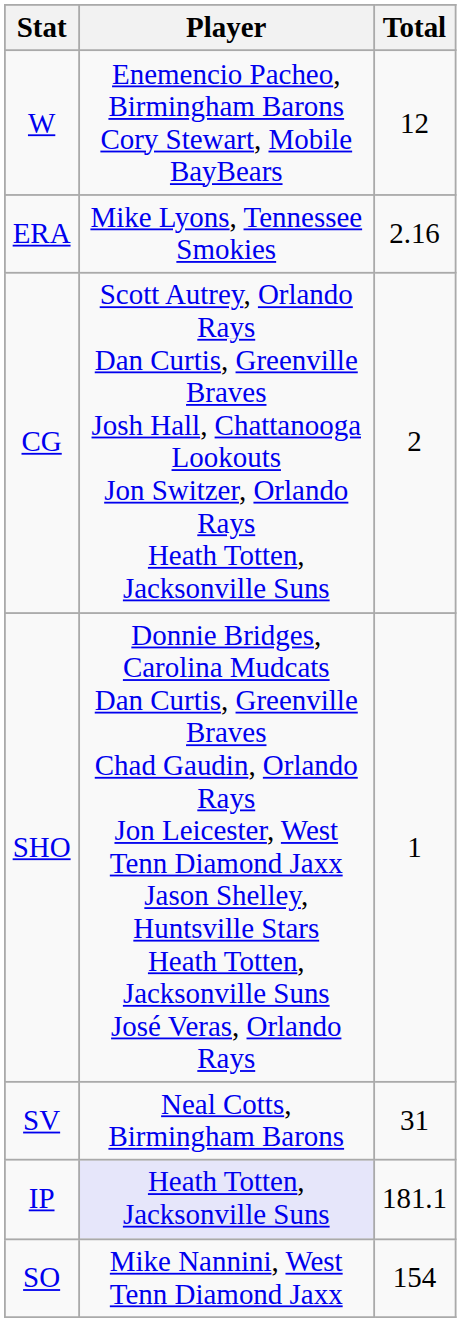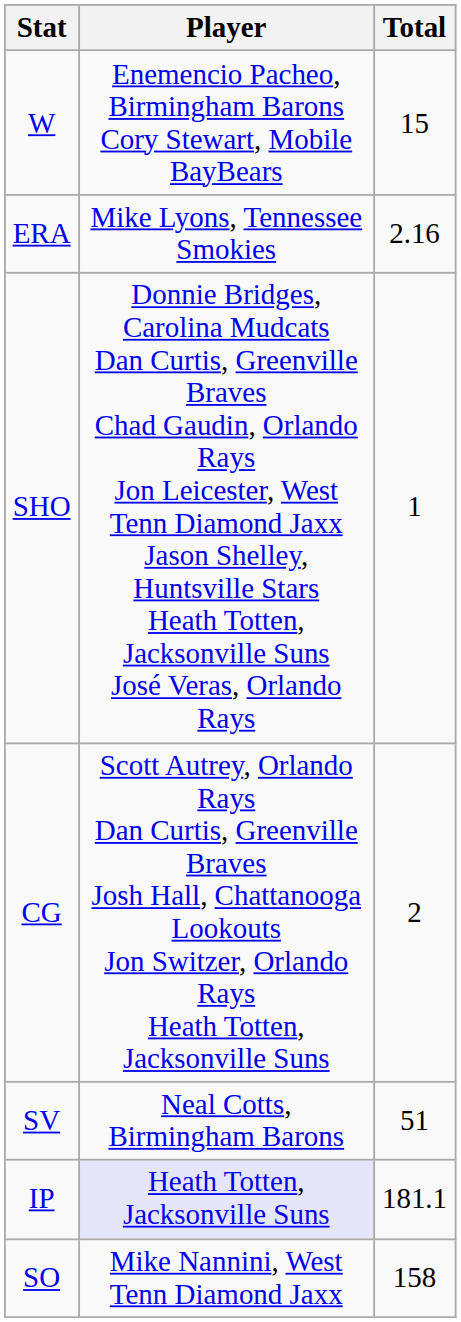(415, 122) 12 -> (415, 122) 15
rows swapped: (42, 442) <-> (42, 846)
(415, 1120) 31 -> (415, 1120) 51
(415, 1277) 154 -> (415, 1277) 158
